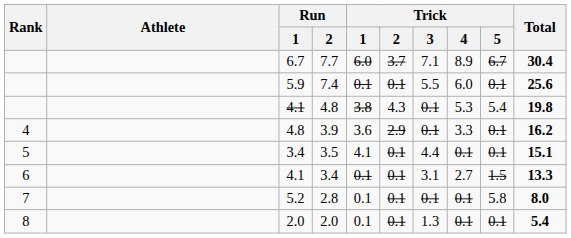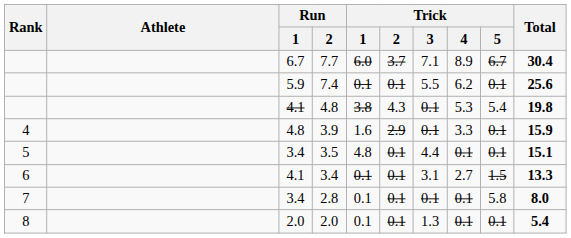(464, 84) 6.0 -> (464, 84) 6.2
(363, 130) 3.6 -> (363, 130) 1.6
(540, 130) 16.2 -> (540, 130) 15.9
(363, 152) 4.1 -> (363, 152) 4.8
(296, 198) 5.2 -> (296, 198) 3.4
